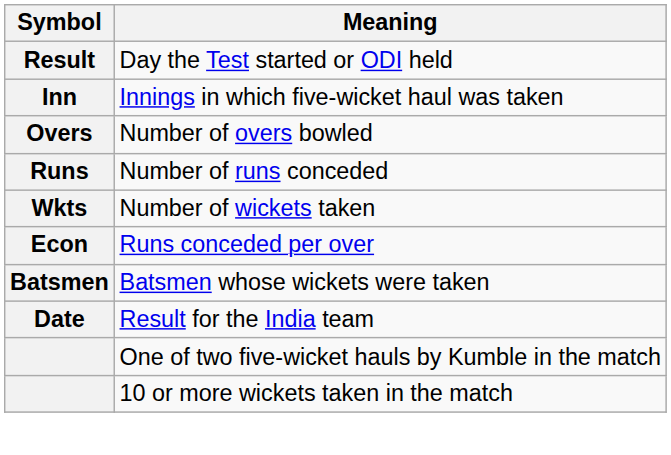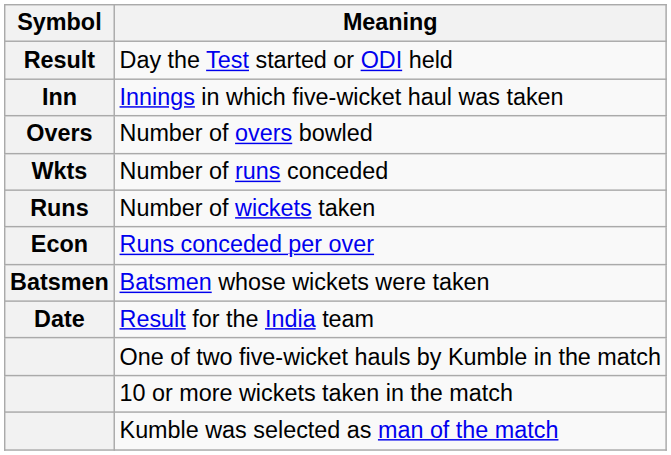(59, 171) Runs -> (59, 171) Wkts
(59, 208) Wkts -> (59, 208) Runs
+ row: (339, 430)
